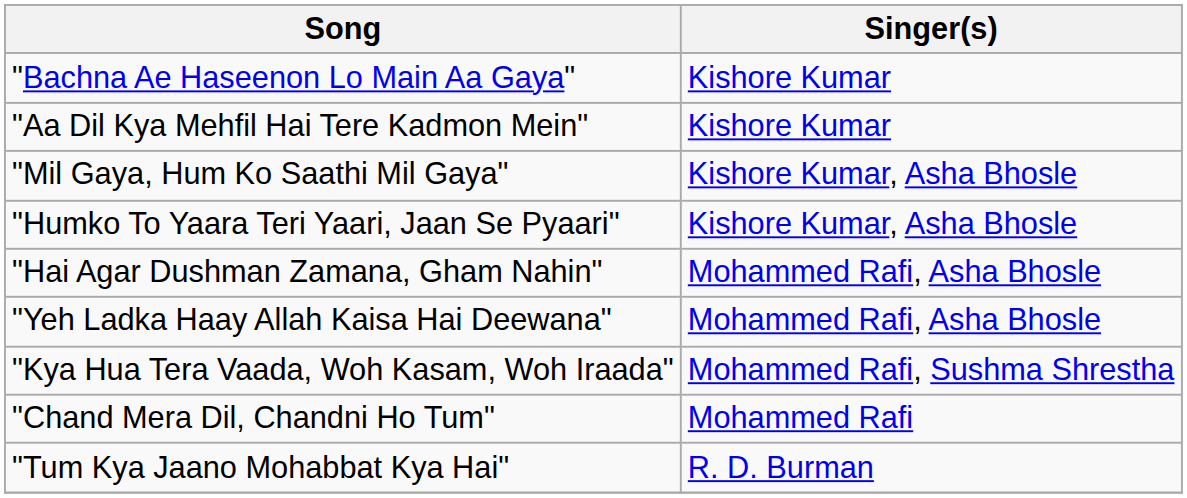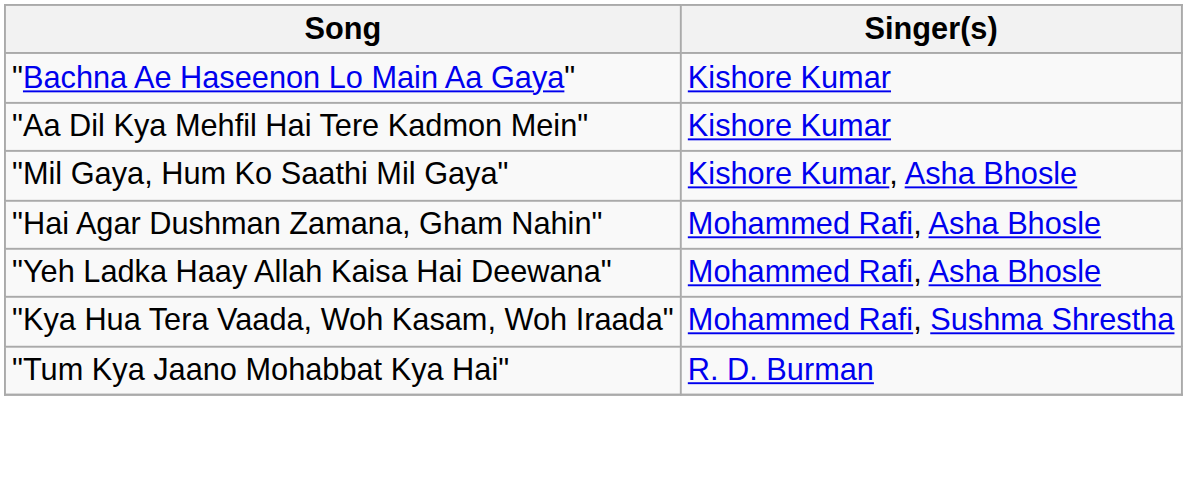- row: (316, 223)
- row: (253, 418)
